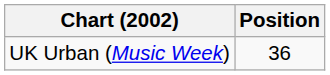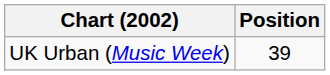(280, 53) 36 -> (280, 53) 39
